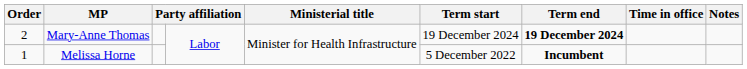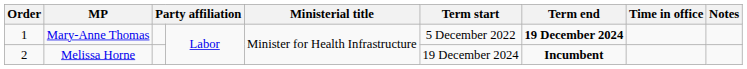(24, 34) 2 -> (24, 34) 1
(471, 34) 19 December 2024 -> (471, 34) 5 December 2022
(24, 54) 1 -> (24, 54) 2
(471, 54) 5 December 2022 -> (471, 54) 19 December 2024
